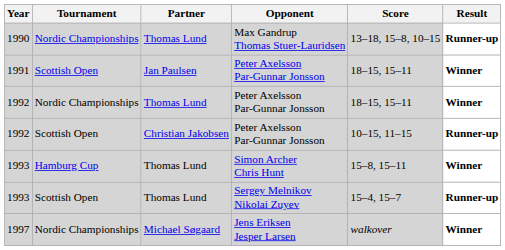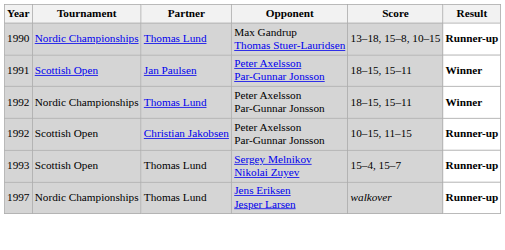- row: (18, 166)
(182, 230) Michael Søgaard -> (175, 198) Thomas Lund
(464, 230) Winner -> (472, 198) Runner-up
